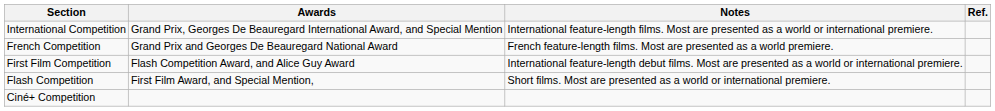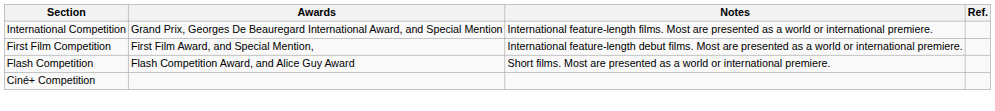- row: (54, 47)
(243, 64) Flash Competition Award, and Alice Guy Award -> (222, 47) First Film Award, and Special Mention,
(222, 81) First Film Award, and Special Mention, -> (243, 64) Flash Competition Award, and Alice Guy Award
